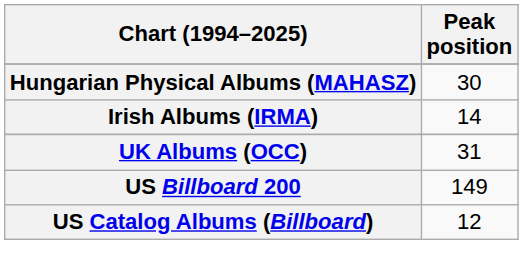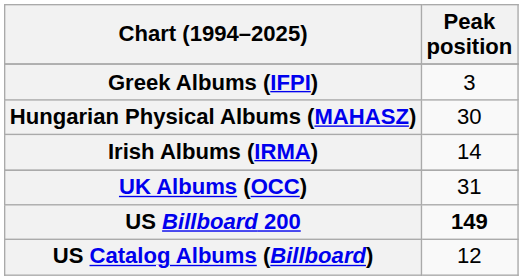+ row: (213, 81)
(469, 186) normal -> (469, 221) bold
